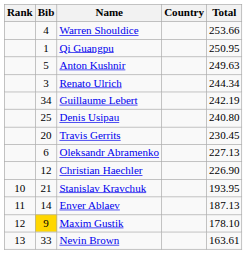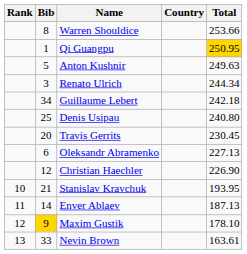(46, 30) 4 -> (46, 30) 8
(224, 48) no background -> (224, 48) gold background
(224, 100) 242.19 -> (224, 100) 242.18
